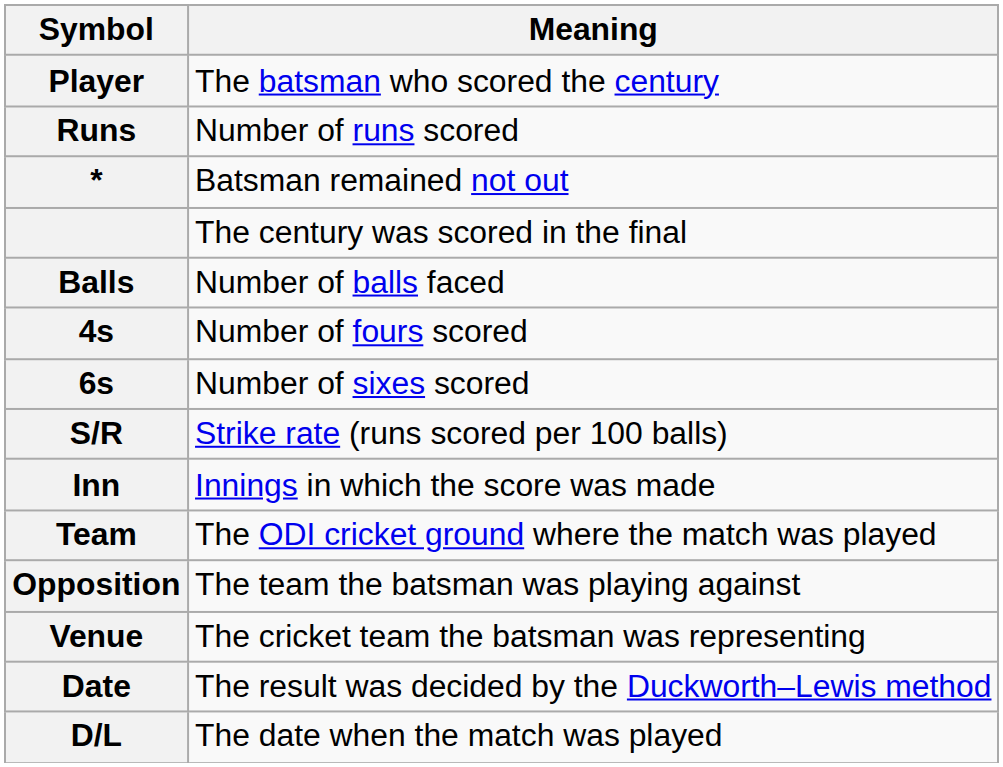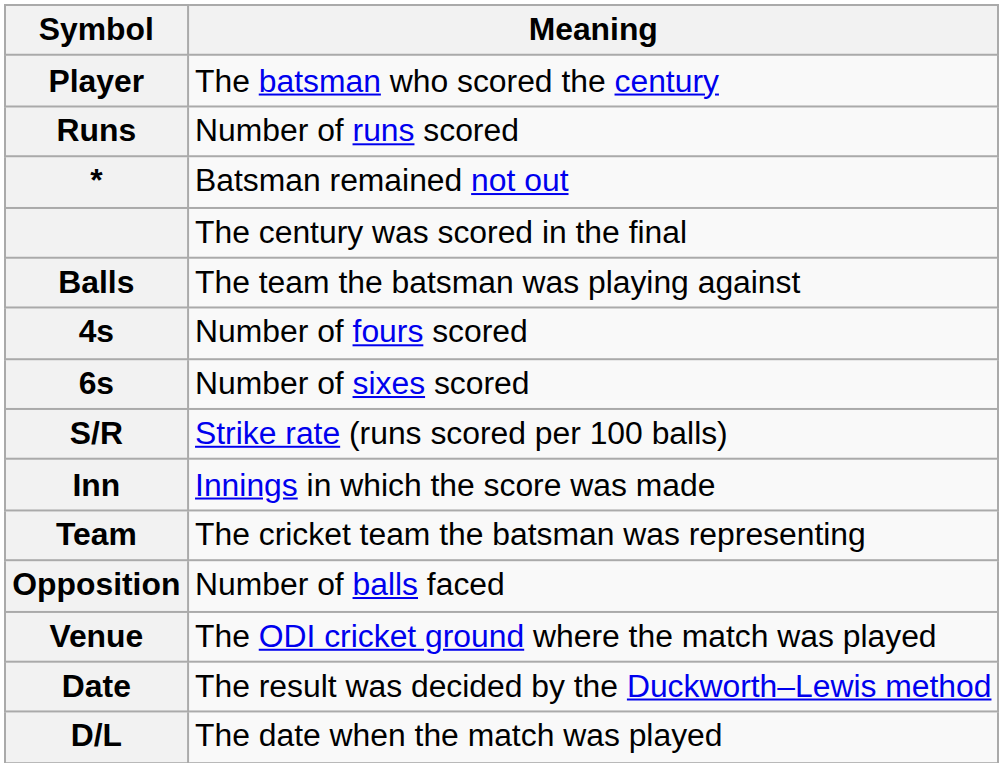(350, 282) Number of balls faced -> (498, 282) The team the batsman was playing against
(566, 534) The ODI cricket ground where the match was played -> (530, 534) The cricket team the batsman was representing
(498, 585) The team the batsman was playing against -> (350, 585) Number of balls faced
(530, 635) The cricket team the batsman was representing -> (566, 635) The ODI cricket ground where the match was played
